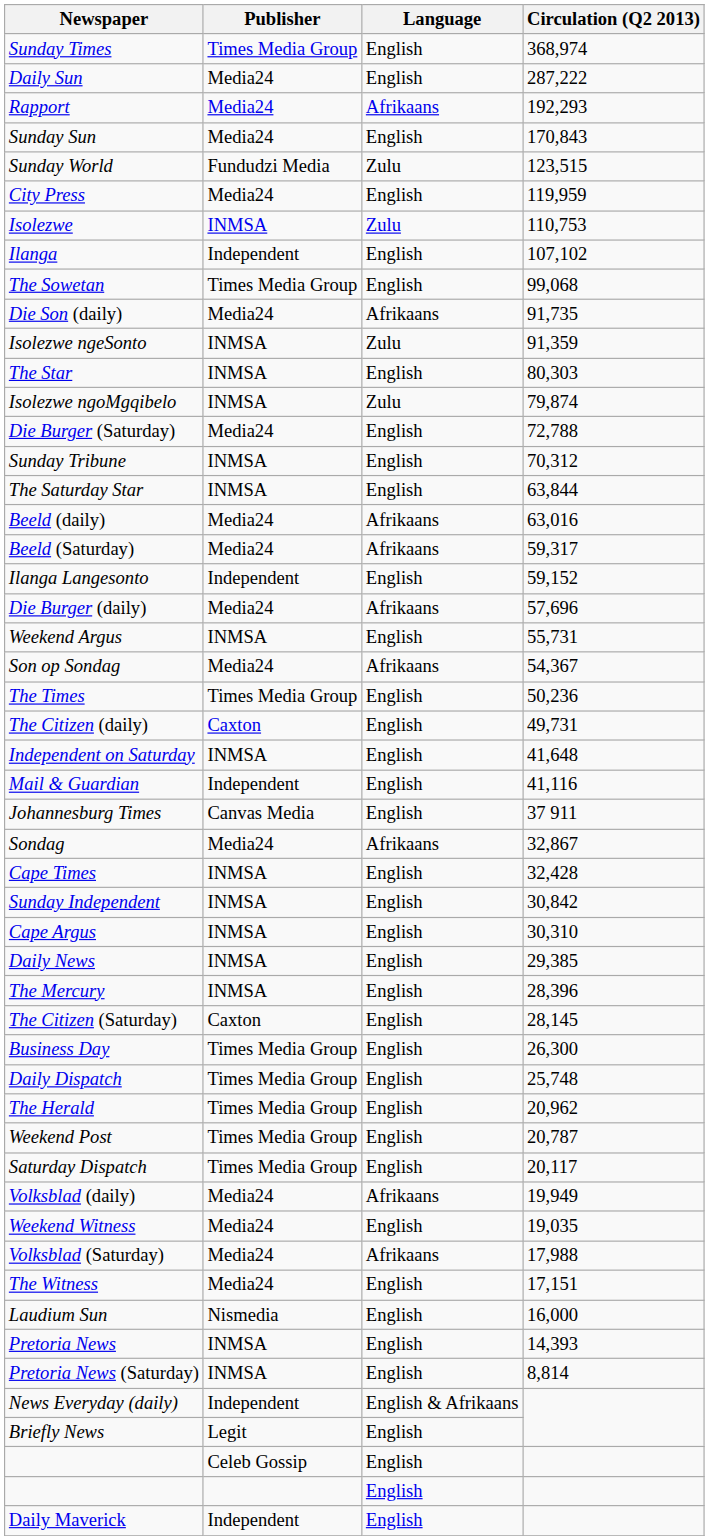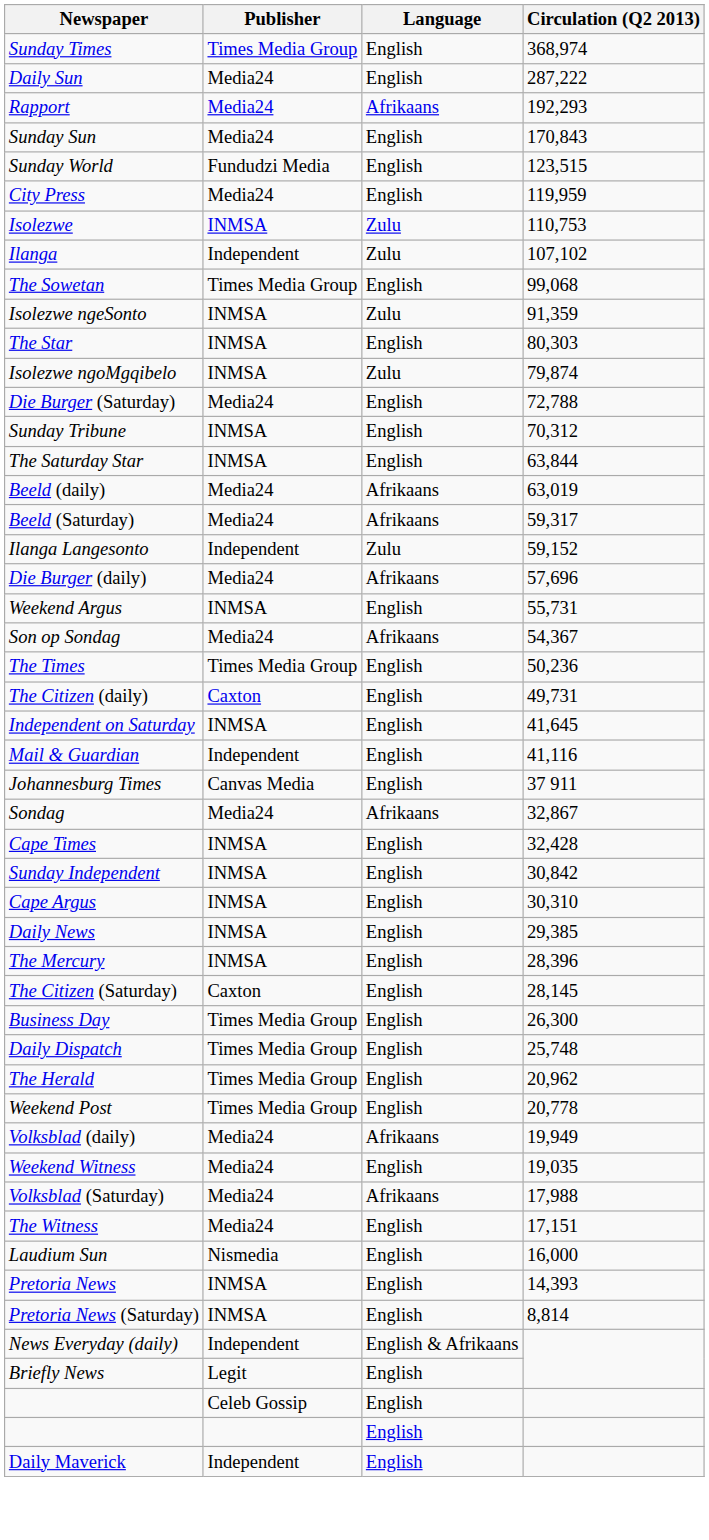(383, 166) Zulu -> (394, 166) English
(394, 254) English -> (383, 254) Zulu
- row: (66, 313)
(553, 519) 63,016 -> (553, 490) 63,019
(394, 578) English -> (383, 549) Zulu
(553, 755) 41,648 -> (553, 725) 41,645
(553, 1137) 20,787 -> (553, 1108) 20,778
- row: (78, 1167)
